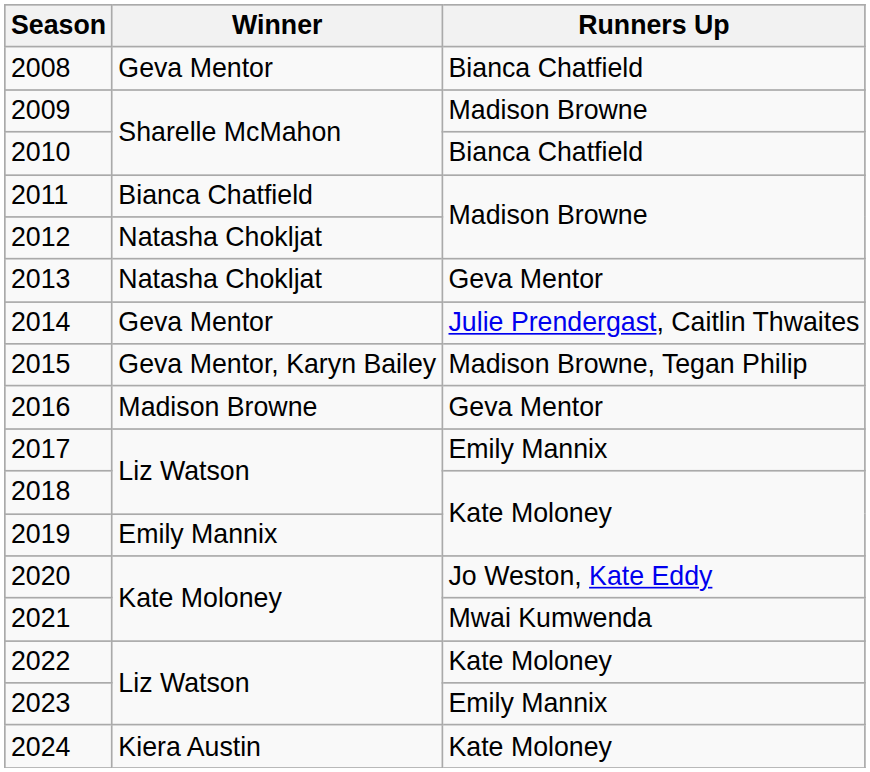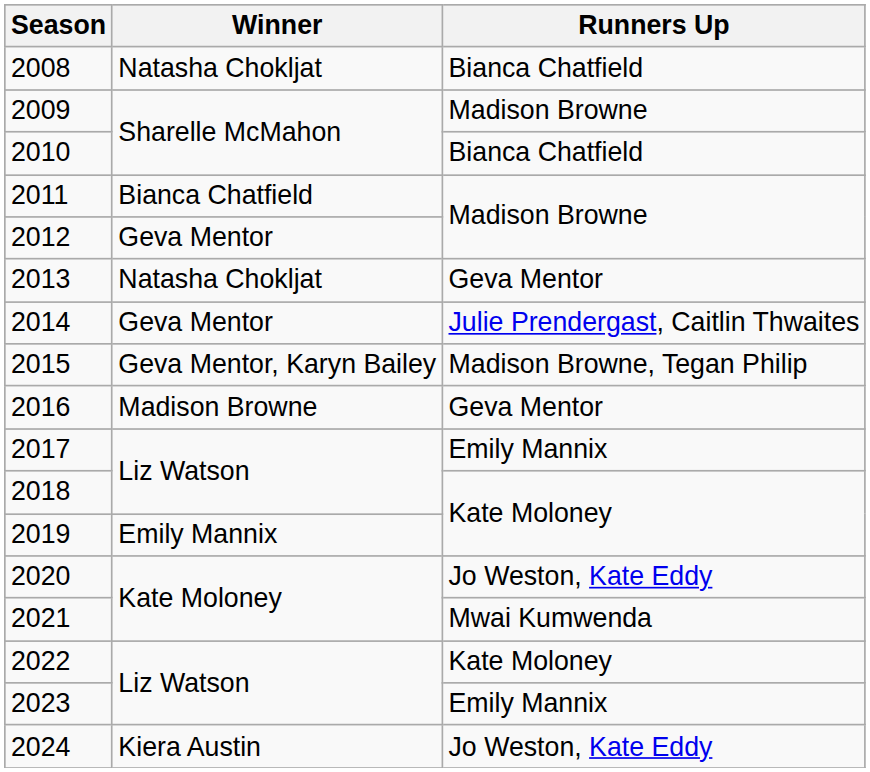(196, 68) Geva Mentor -> (220, 68) Natasha Chokljat
(220, 237) Natasha Chokljat -> (196, 237) Geva Mentor
(530, 746) Kate Moloney -> (580, 746) Jo Weston, Kate Eddy
